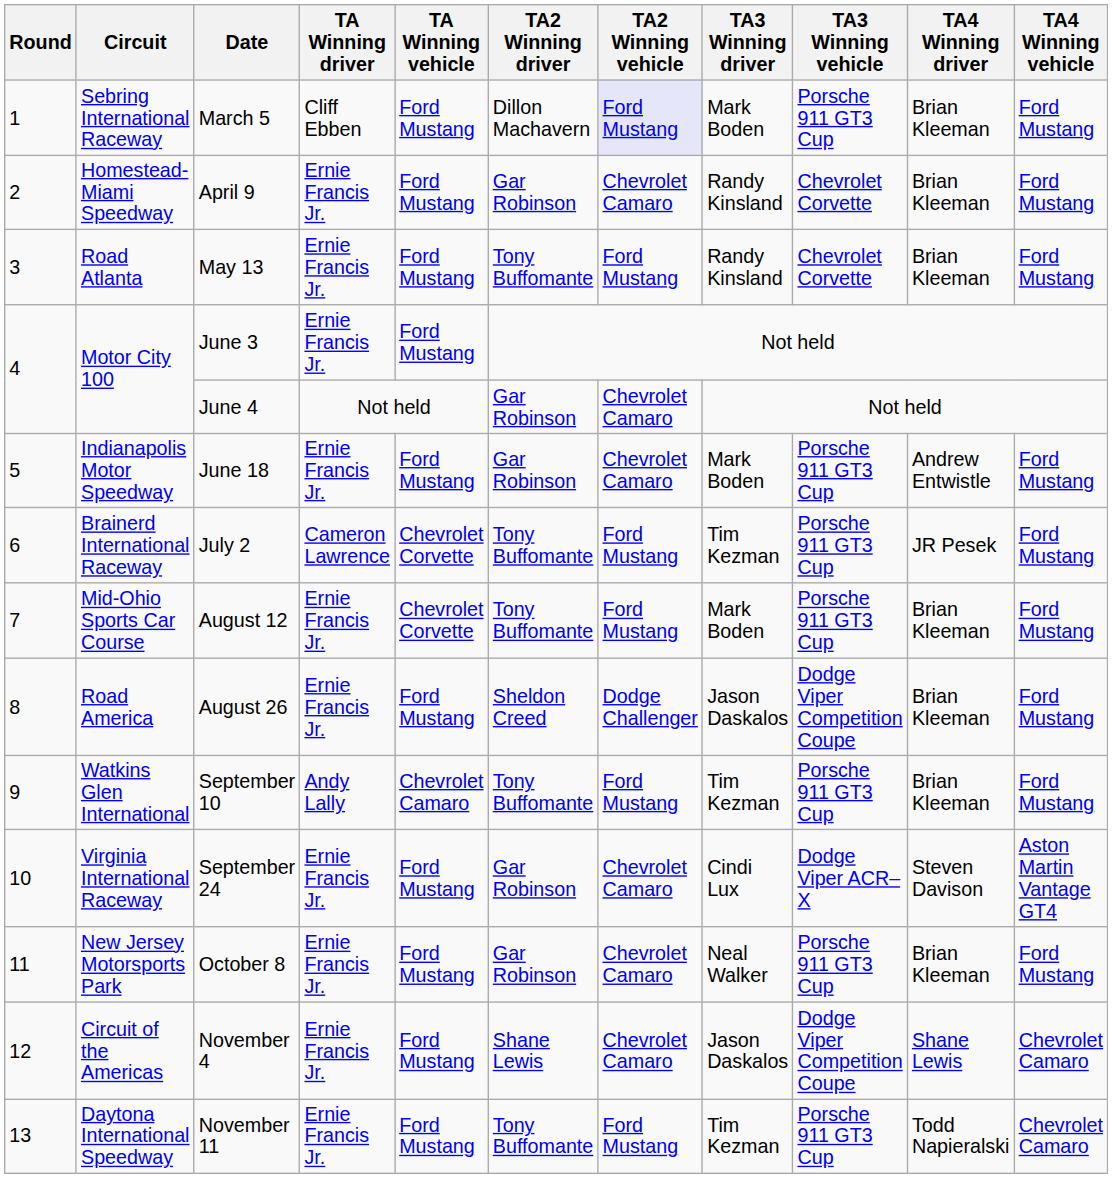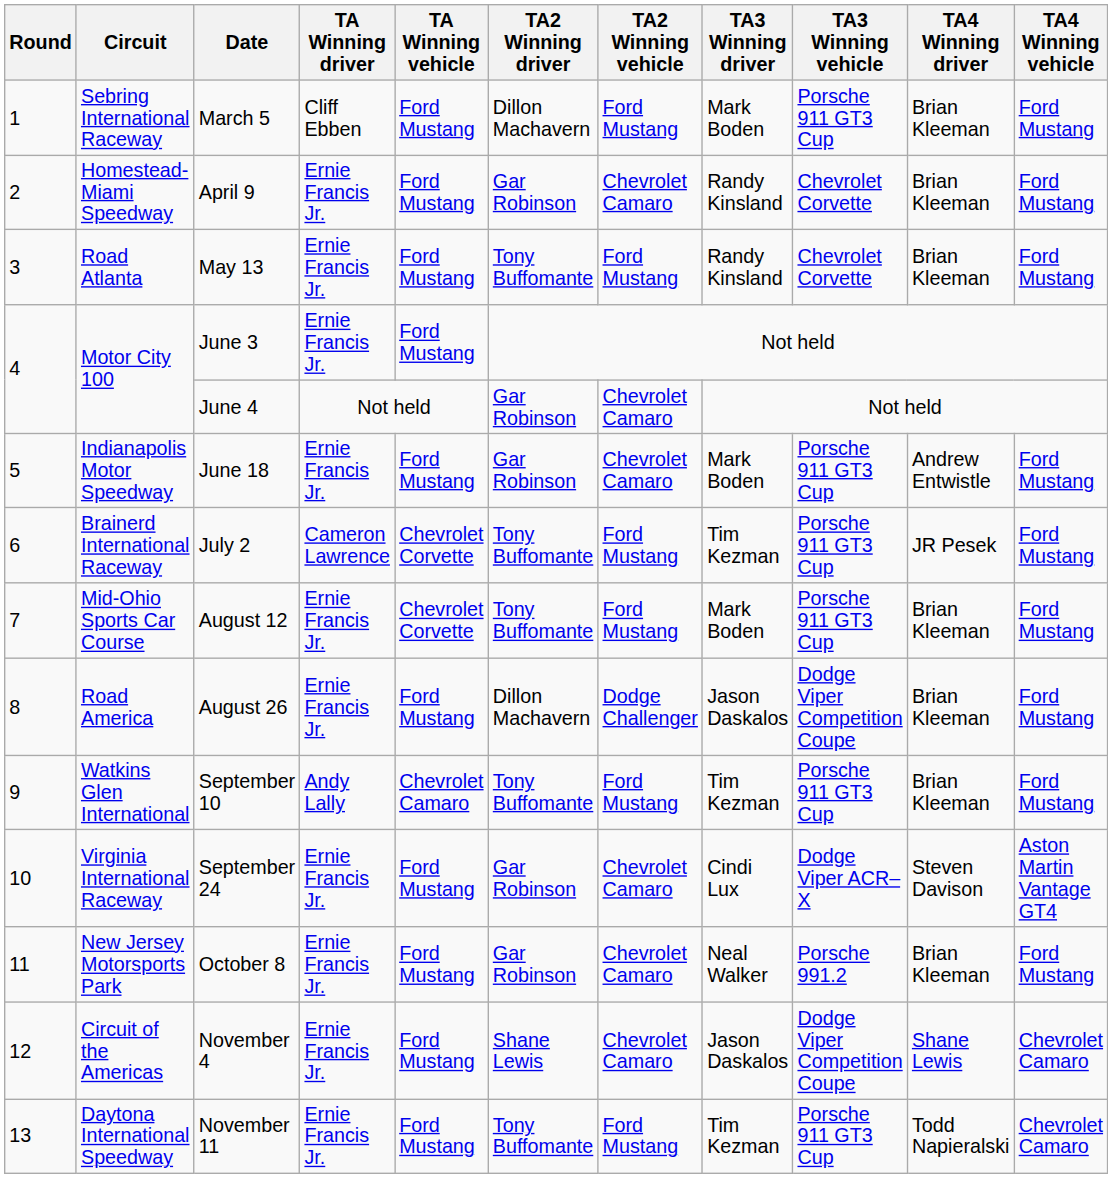(640, 118) lavender background -> (640, 118) no background
(529, 707) Sheldon Creed -> (542, 707) Dillon Machavern
(835, 965) Porsche 911 GT3 Cup -> (834, 965) Porsche 991.2
